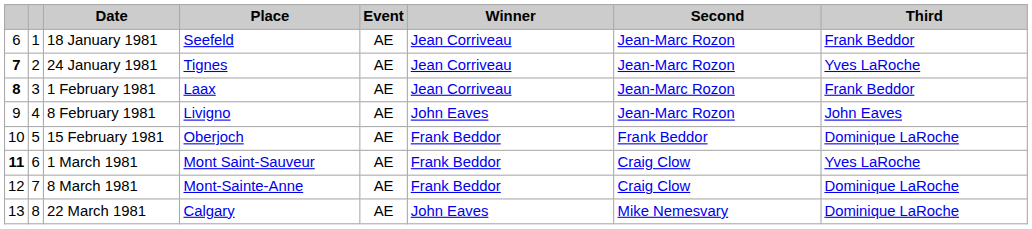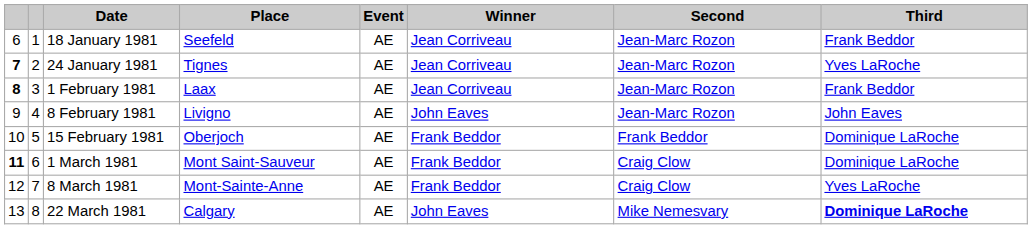(872, 162) Yves LaRoche -> (892, 162) Dominique LaRoche
(892, 186) Dominique LaRoche -> (872, 186) Yves LaRoche
(892, 210) normal -> (896, 210) bold
